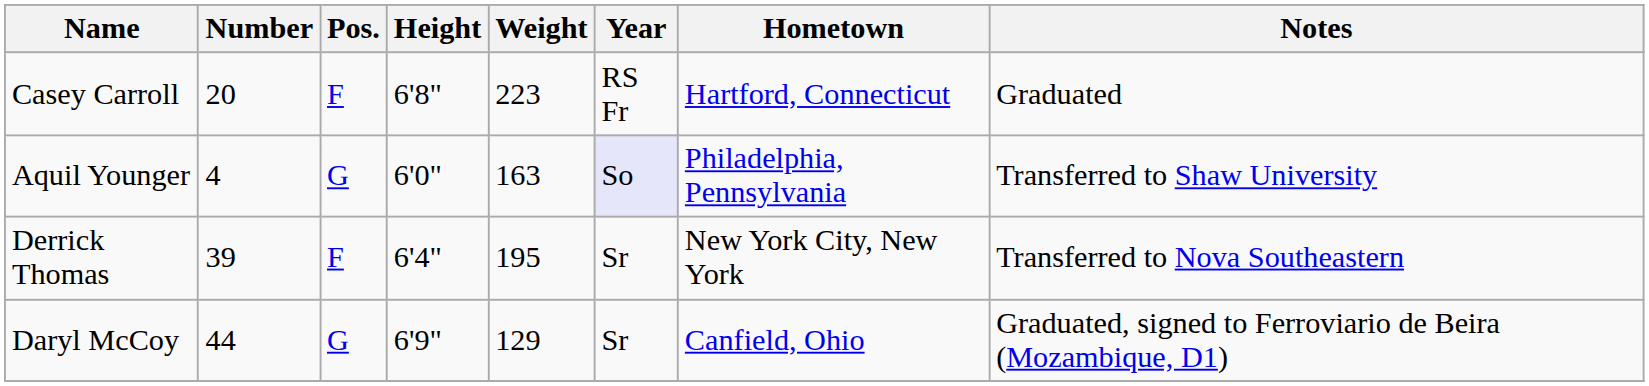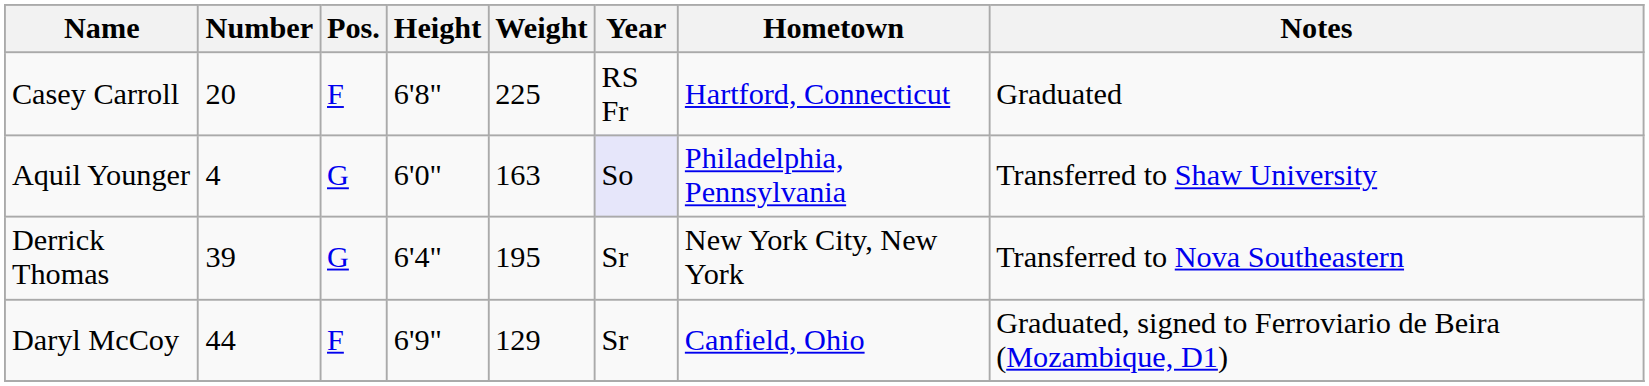(518, 93) 223 -> (518, 93) 225
(335, 257) F -> (338, 257) G
(338, 339) G -> (335, 339) F
